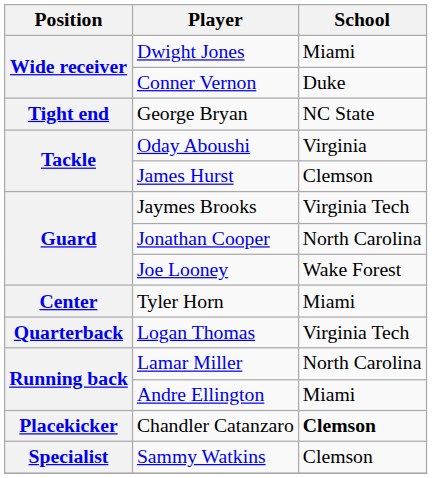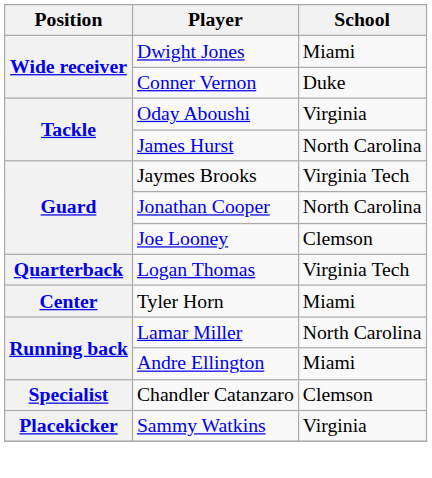- row: (192, 113)
(338, 176) Clemson -> (362, 144) North Carolina
(352, 269) Wake Forest -> (338, 238) Clemson
rows swapped: (180, 301) <-> (196, 332)
(68, 425) Placekicker -> (68, 394) Specialist
(339, 425) bold -> (338, 394) normal
(68, 457) Specialist -> (68, 425) Placekicker
(338, 457) Clemson -> (335, 425) Virginia
